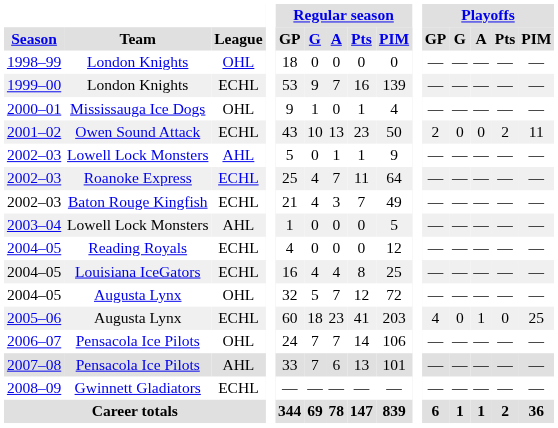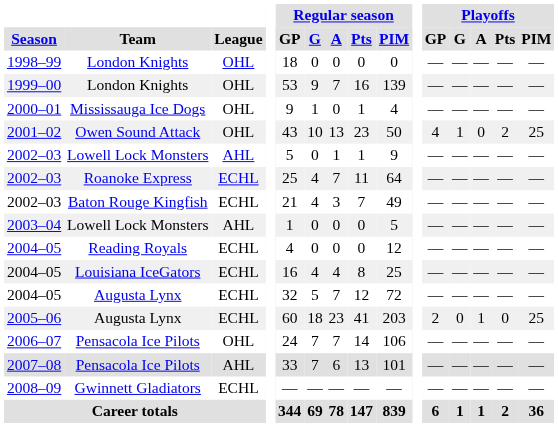(238, 85) ECHL -> (238, 85) OHL
(238, 132) ECHL -> (238, 132) OHL
(435, 132) 2 -> (435, 132) 4
(460, 132) 0 -> (460, 132) 1
(536, 132) 11 -> (536, 132) 25
(238, 295) OHL -> (238, 295) ECHL
(435, 318) 4 -> (435, 318) 2
